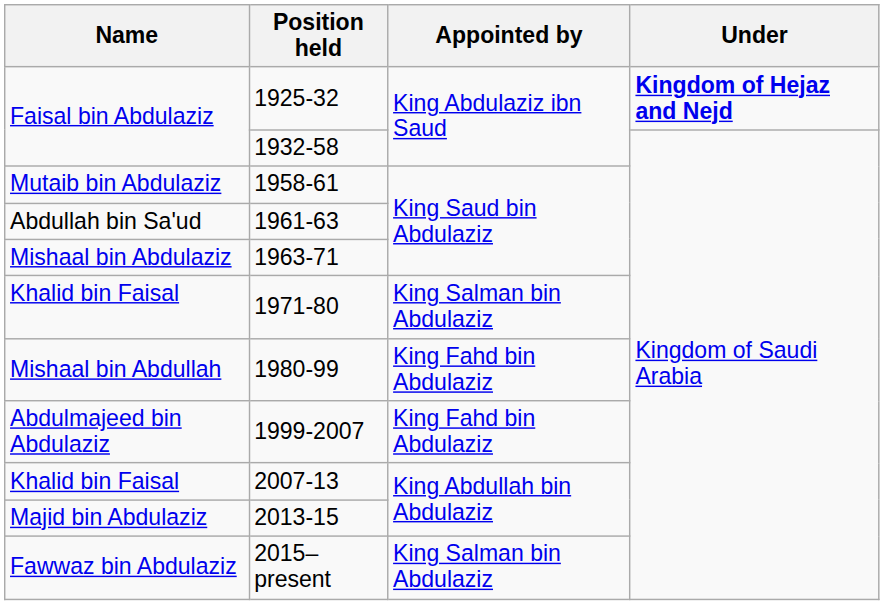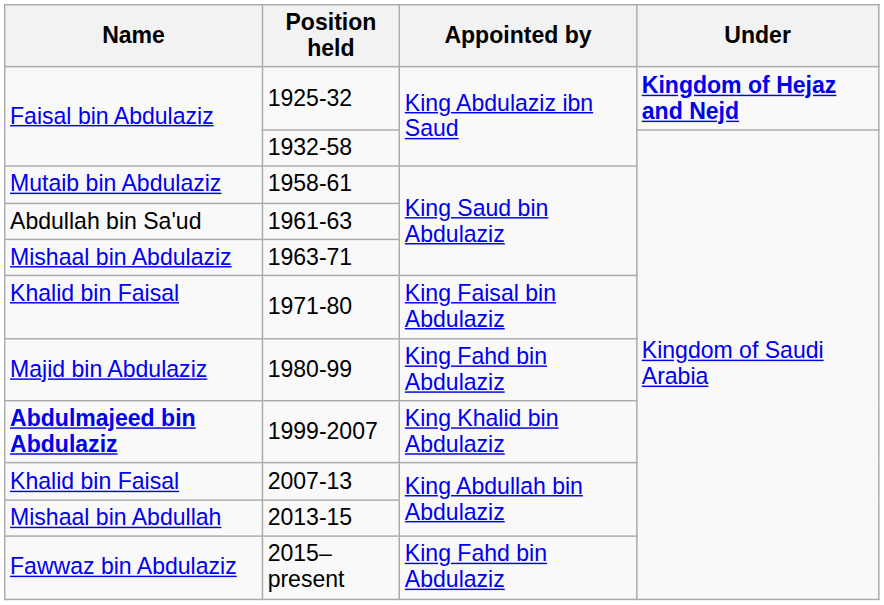(477, 306) King Salman bin Abdulaziz -> (480, 306) King Faisal bin Abdulaziz
(116, 369) Mishaal bin Abdullah -> (109, 369) Majid bin Abdulaziz
(96, 431) normal -> (103, 431) bold
(464, 431) King Fahd bin Abdulaziz -> (482, 431) King Khalid bin Abdulaziz
(109, 517) Majid bin Abdulaziz -> (116, 517) Mishaal bin Abdullah
(477, 567) King Salman bin Abdulaziz -> (476, 567) King Fahd bin Abdulaziz
